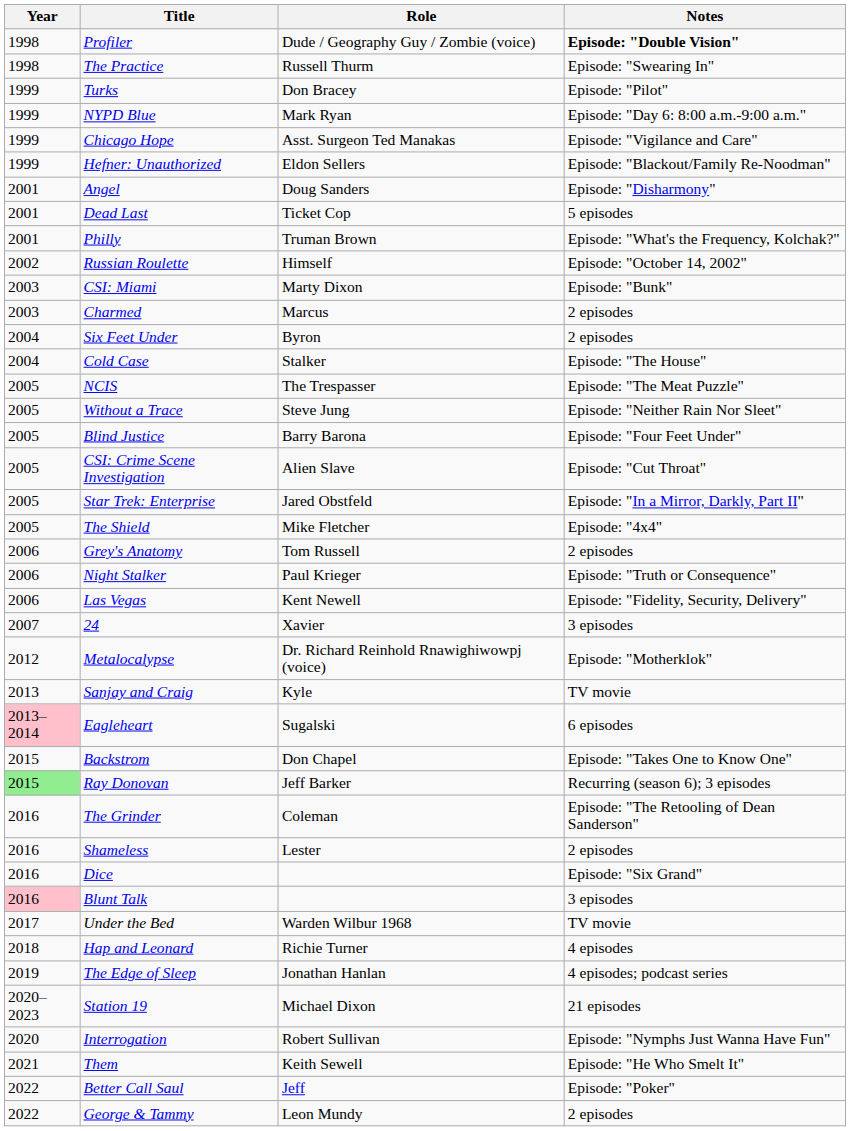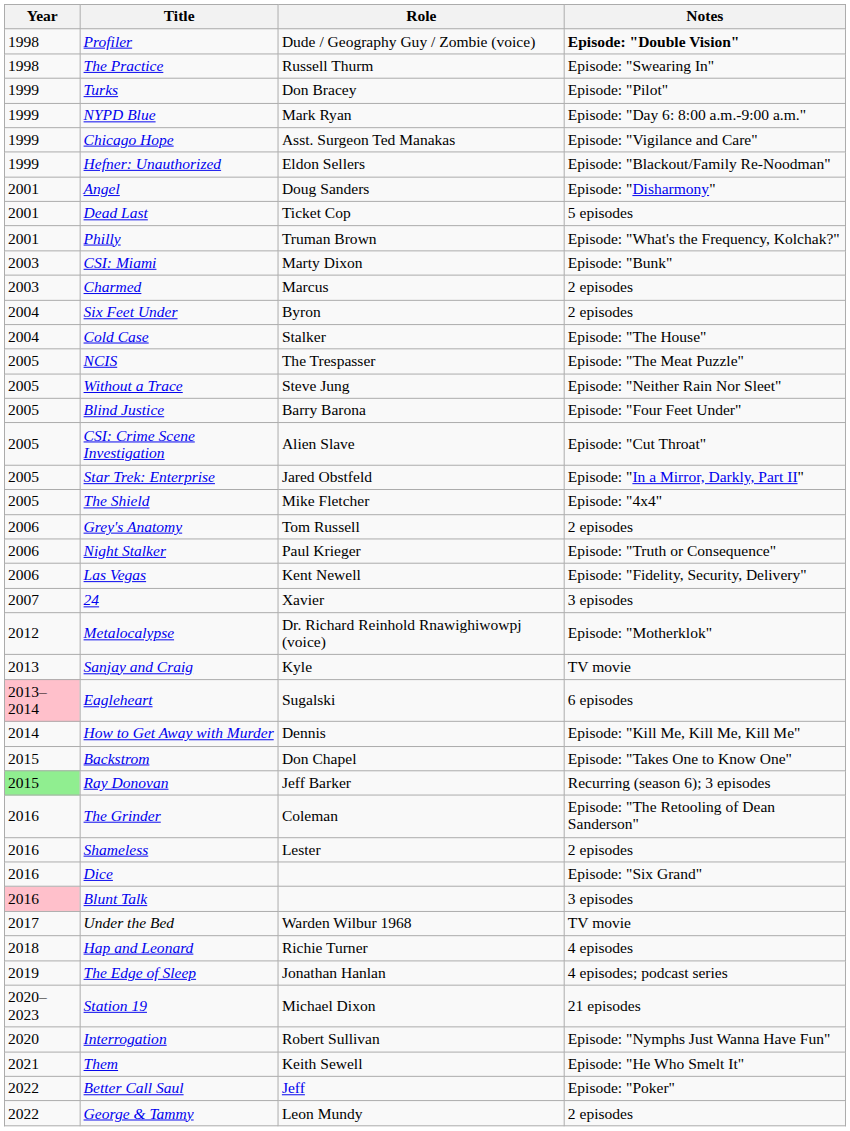- row: (136, 262)
+ row: (179, 733)
